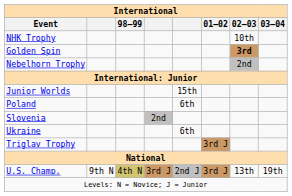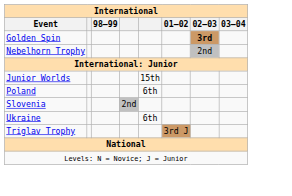- row: (31, 38)
- row: (33, 171)
